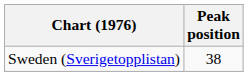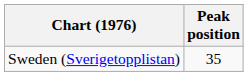(214, 58) 38 -> (214, 58) 35
